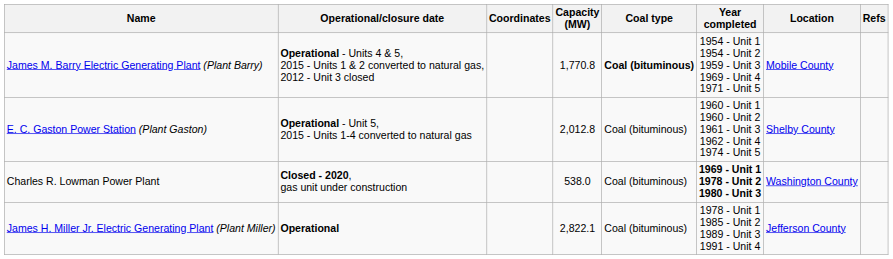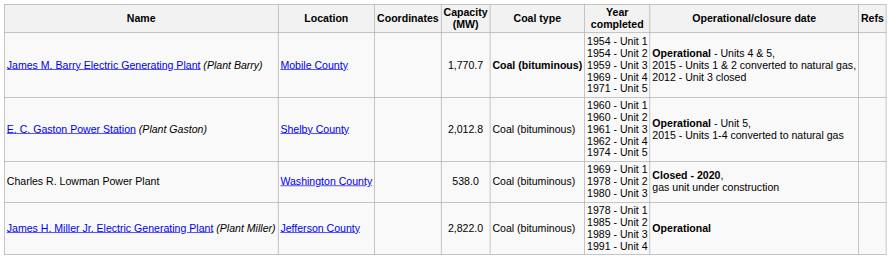columns swapped: (812, 18) <-> (382, 18)
(577, 65) 1,770.8 -> (466, 65) 1,770.7
(730, 181) bold -> (617, 181) normal
(577, 228) 2,822.1 -> (466, 228) 2,822.0
